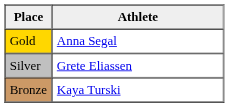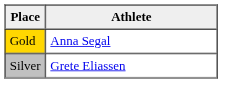- row: (28, 89)
